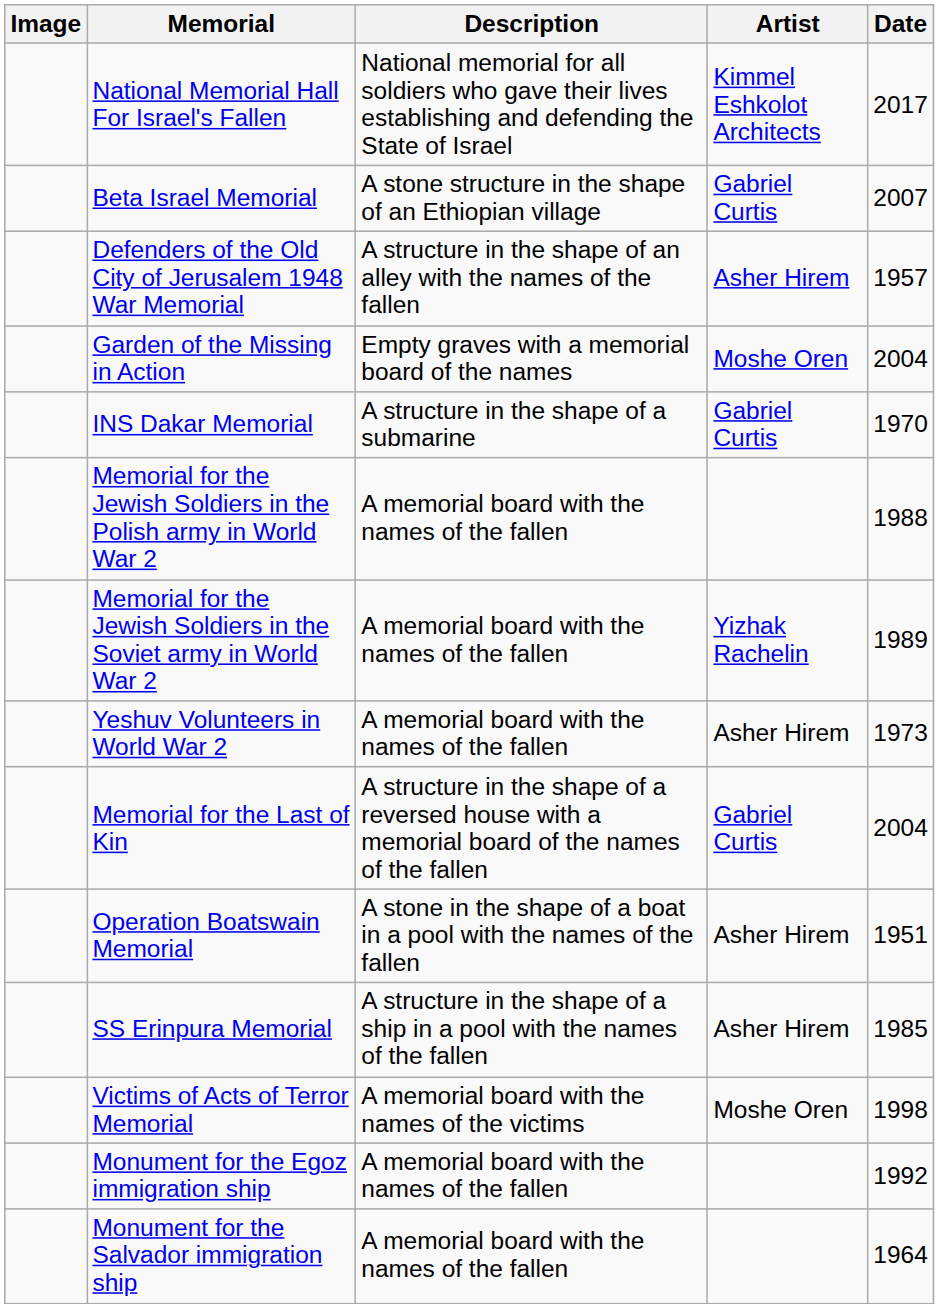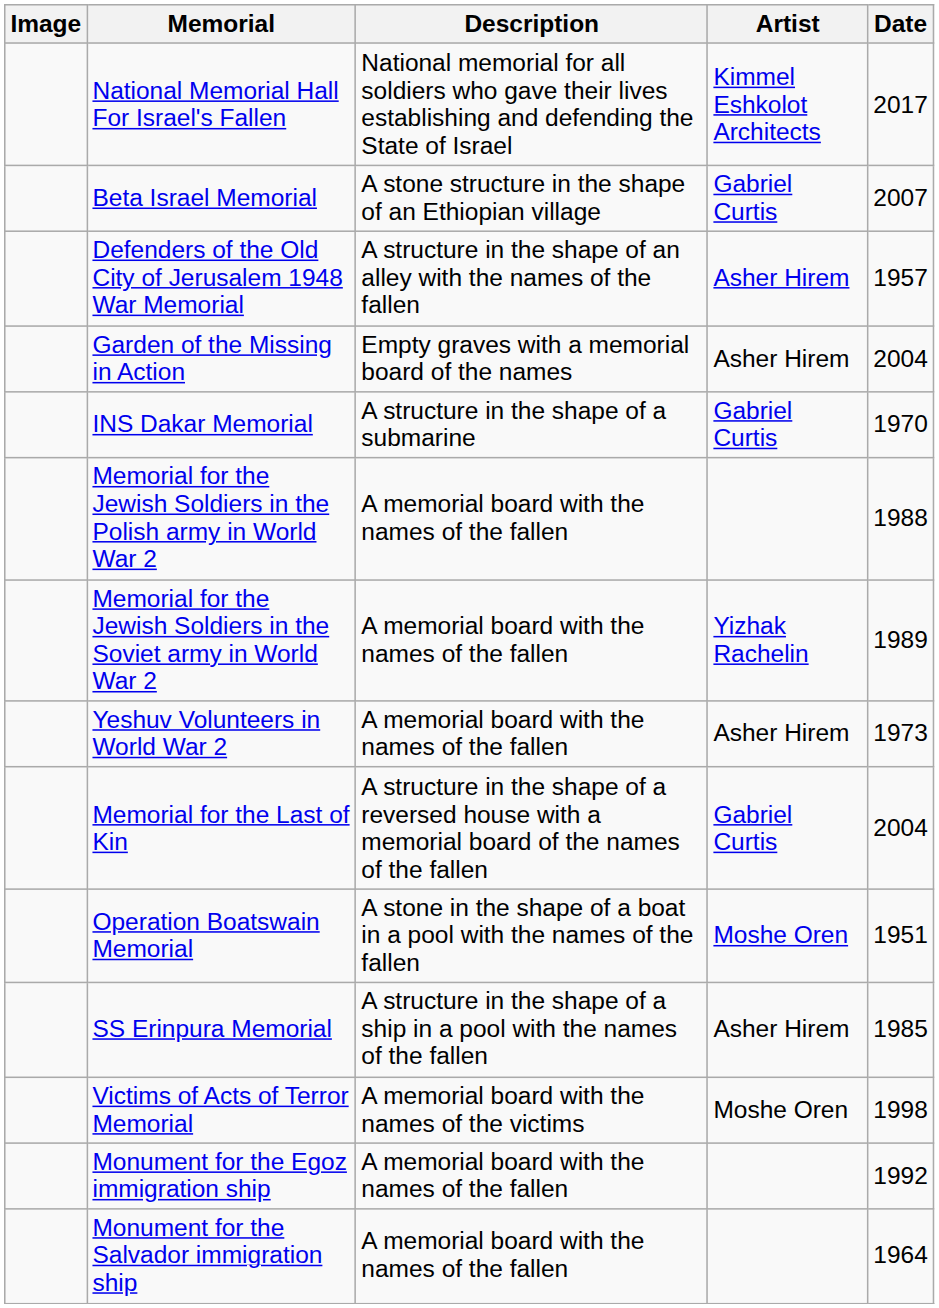(781, 358) Moshe Oren -> (781, 358) Asher Hirem
(781, 935) Asher Hirem -> (781, 935) Moshe Oren
